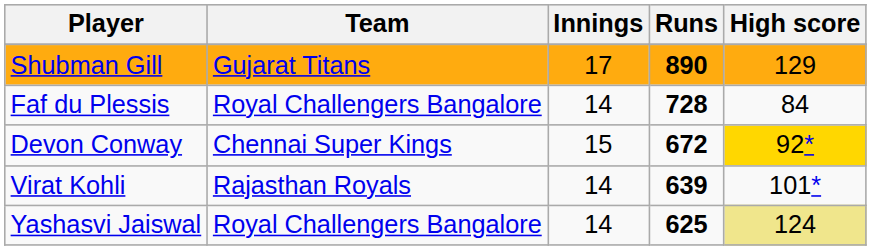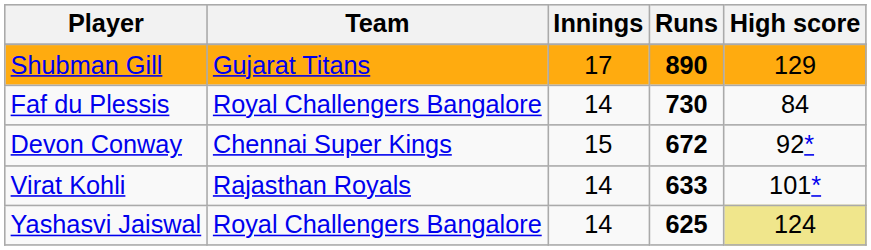(686, 104) 728 -> (686, 104) 730
(795, 144) gold background -> (795, 144) no background
(686, 184) 639 -> (686, 184) 633
